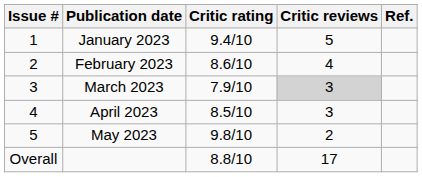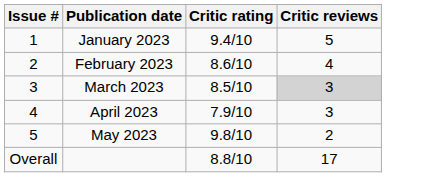- column: (399, 16)
(231, 87) 7.9/10 -> (231, 87) 8.5/10
(231, 111) 8.5/10 -> (231, 111) 7.9/10
